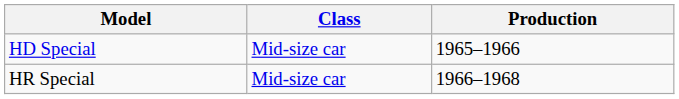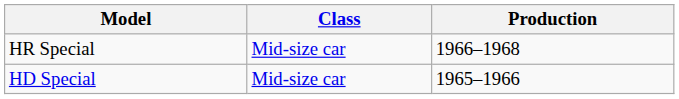rows swapped: (52, 49) <-> (52, 78)
